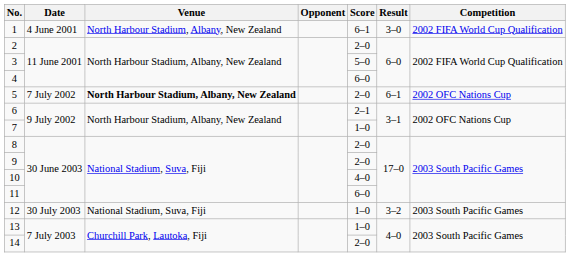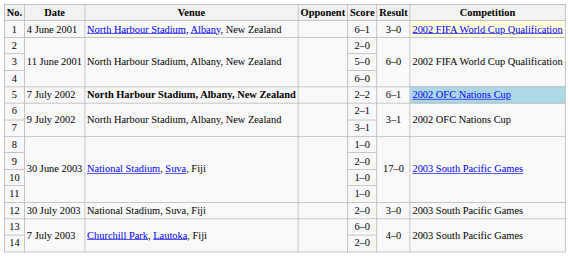(488, 29) no background -> (488, 29) lightyellow background
(362, 95) 2–0 -> (362, 95) 2–2
(462, 95) no background -> (462, 95) lightblue background
(362, 128) 1–0 -> (362, 128) 3–1
(362, 144) 2–0 -> (362, 144) 1–0
(362, 177) 4–0 -> (362, 177) 1–0
(362, 194) 6–0 -> (362, 194) 1–0
(362, 210) 1–0 -> (362, 210) 2–0
(393, 210) 3–2 -> (393, 210) 3–0
(362, 227) 1–0 -> (362, 227) 6–0
